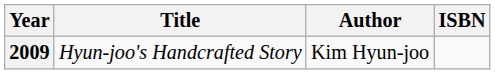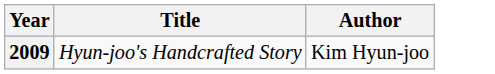- column: (462, 20)
